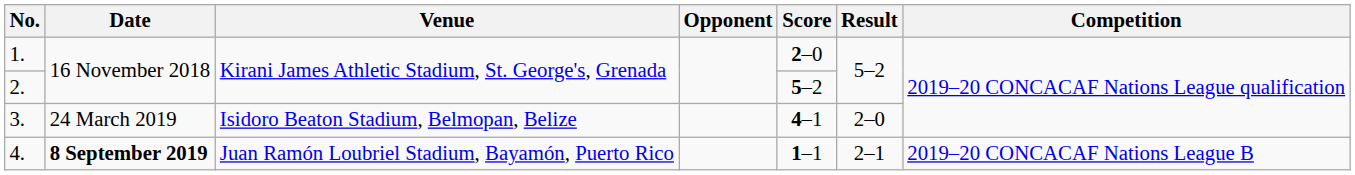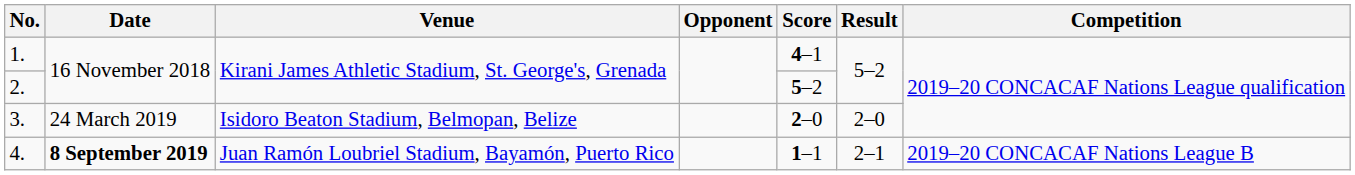(807, 53) 2–0 -> (807, 53) 4–1
(807, 119) 4–1 -> (807, 119) 2–0
